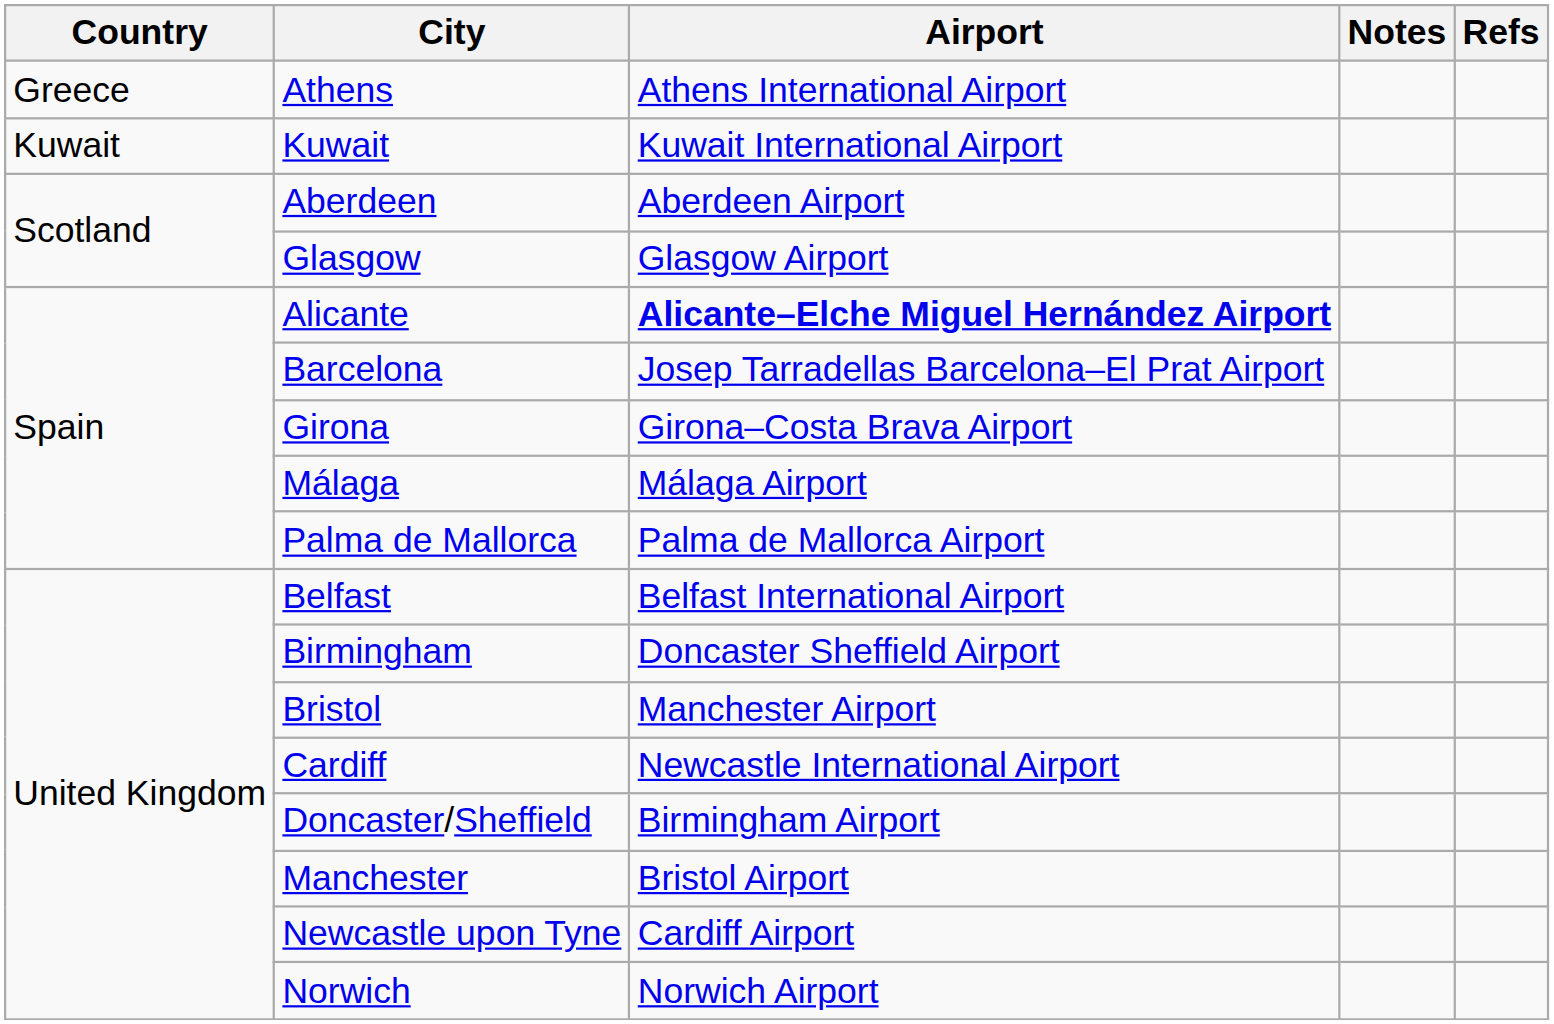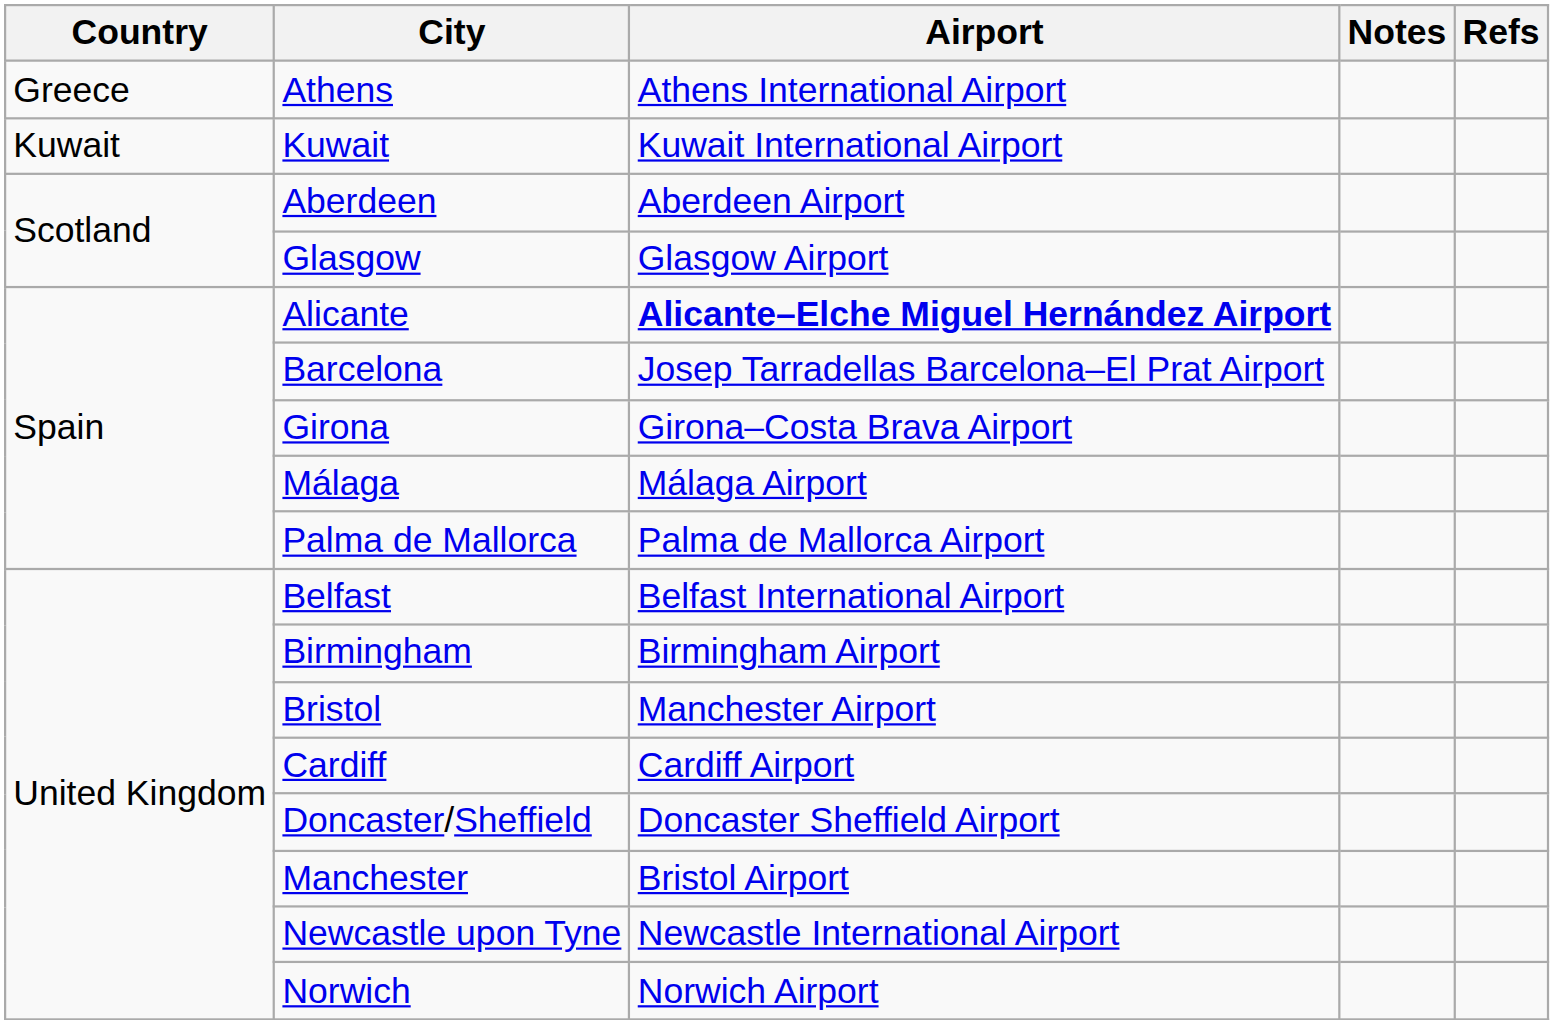(849, 652) Doncaster Sheffield Airport -> (789, 652) Birmingham Airport
(879, 764) Newcastle International Airport -> (746, 764) Cardiff Airport
(789, 821) Birmingham Airport -> (849, 821) Doncaster Sheffield Airport
(746, 933) Cardiff Airport -> (879, 933) Newcastle International Airport
